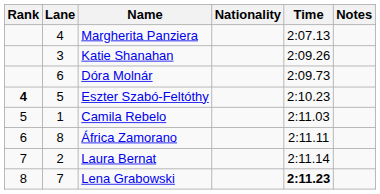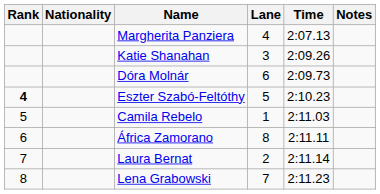columns swapped: (60, 14) <-> (248, 14)
(309, 179) bold -> (309, 179) normal
